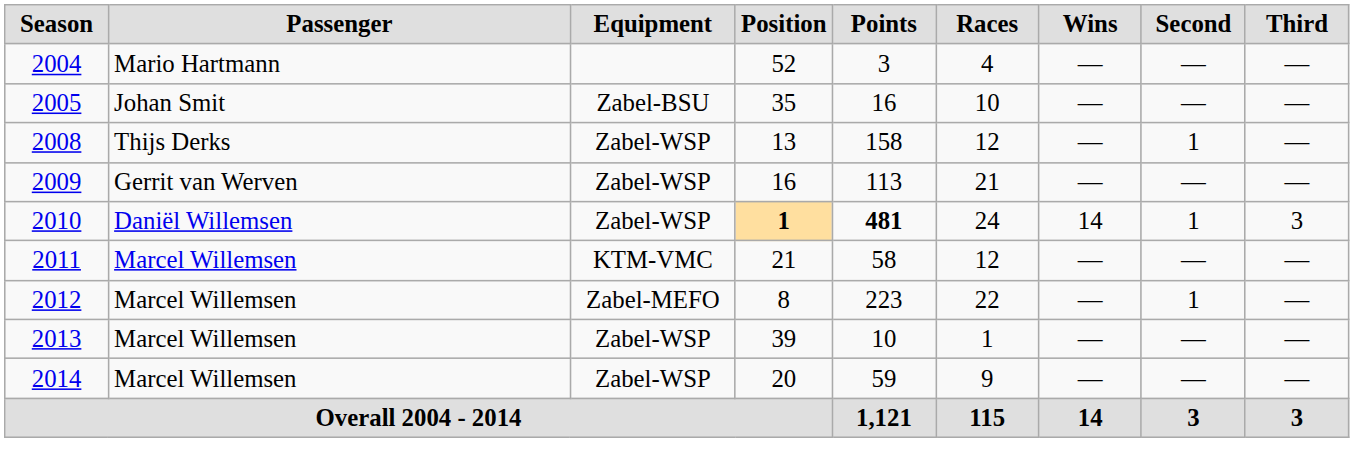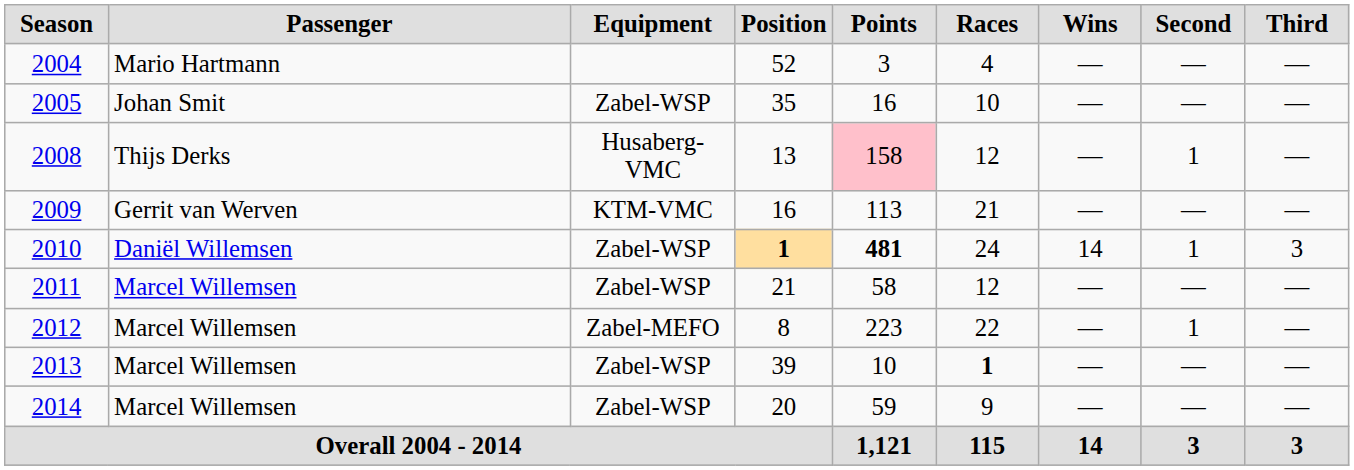(653, 102) Zabel-BSU -> (653, 102) Zabel-WSP
(653, 142) Zabel-WSP -> (653, 156) Husaberg-VMC
(884, 142) no background -> (884, 156) pink background
(653, 181) Zabel-WSP -> (653, 209) KTM-VMC
(653, 260) KTM-VMC -> (653, 288) Zabel-WSP
(987, 338) normal -> (987, 366) bold
